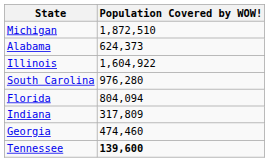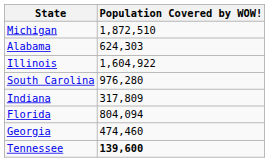(121, 47) 624,373 -> (121, 47) 624,303
rows swapped: (29, 98) <-> (29, 115)
